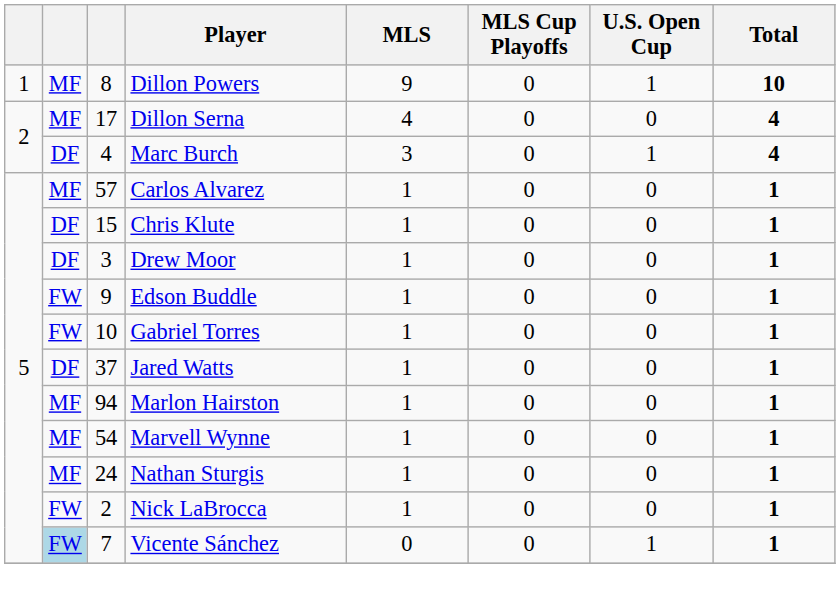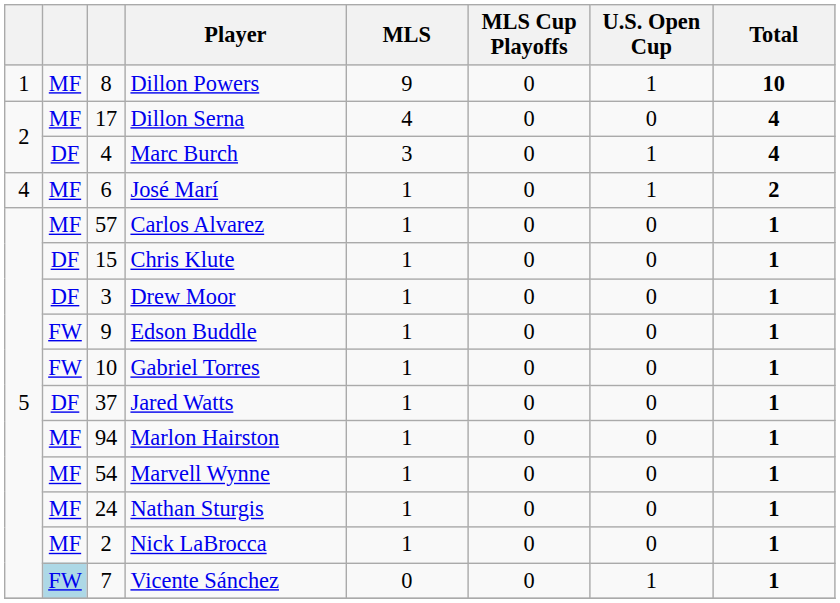+ row: (174, 189)
(65, 509) FW -> (65, 544) MF
